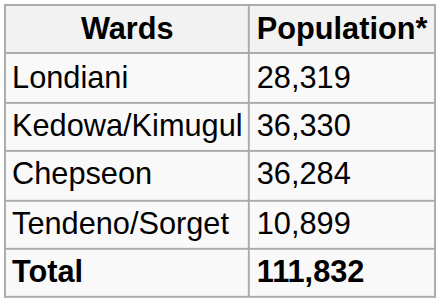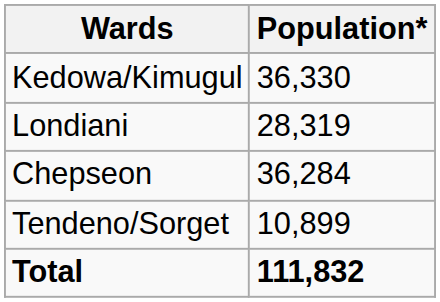rows swapped: (70, 77) <-> (127, 126)
